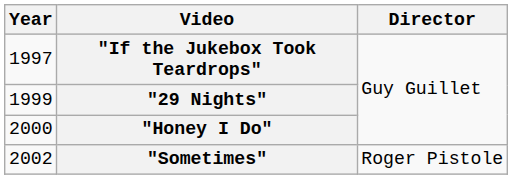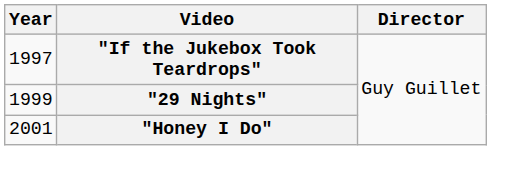(31, 130) 2000 -> (31, 130) 2001
- row: (207, 159)
